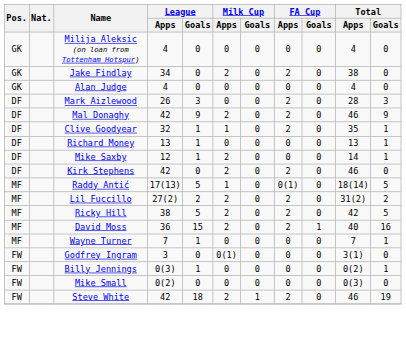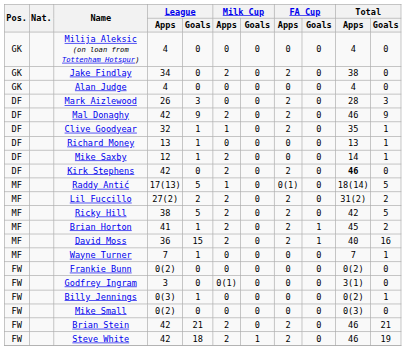(353, 171) normal -> (353, 171) bold
+ row: (101, 227)
+ row: (101, 269)
+ row: (101, 325)
